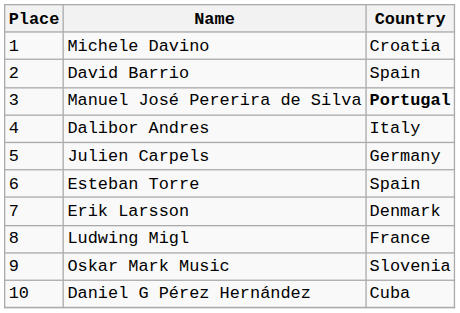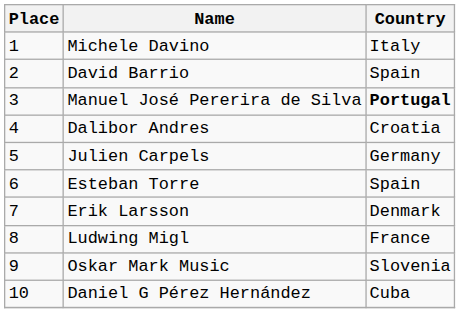(405, 46) Croatia -> (395, 46) Italy
(395, 129) Italy -> (405, 129) Croatia
